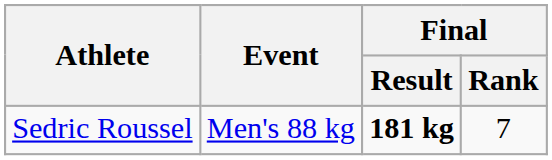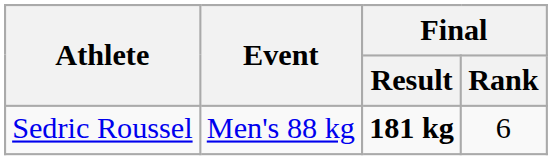(503, 129) 7 -> (503, 129) 6
